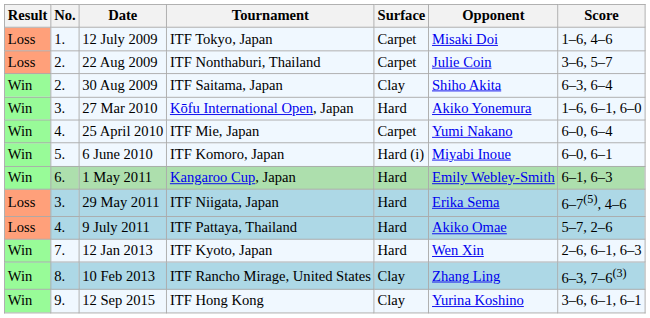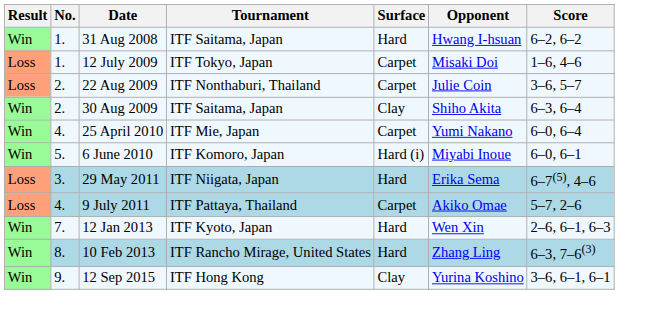+ row: (120, 39)
- row: (120, 108)
- row: (117, 177)
(392, 227) Hard -> (397, 204) Carpet
(391, 275) Clay -> (392, 252) Hard
